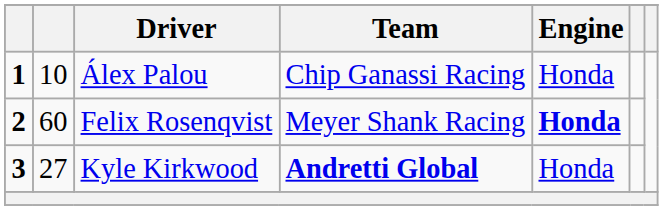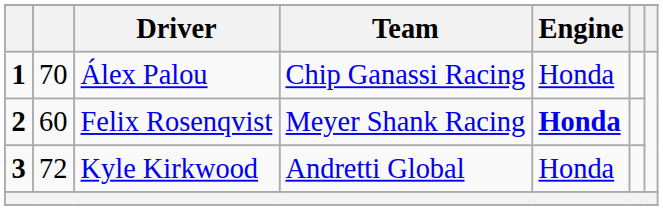(53, 74) 10 -> (53, 74) 70
(53, 168) 27 -> (53, 168) 72
(382, 168) bold -> (375, 168) normal
